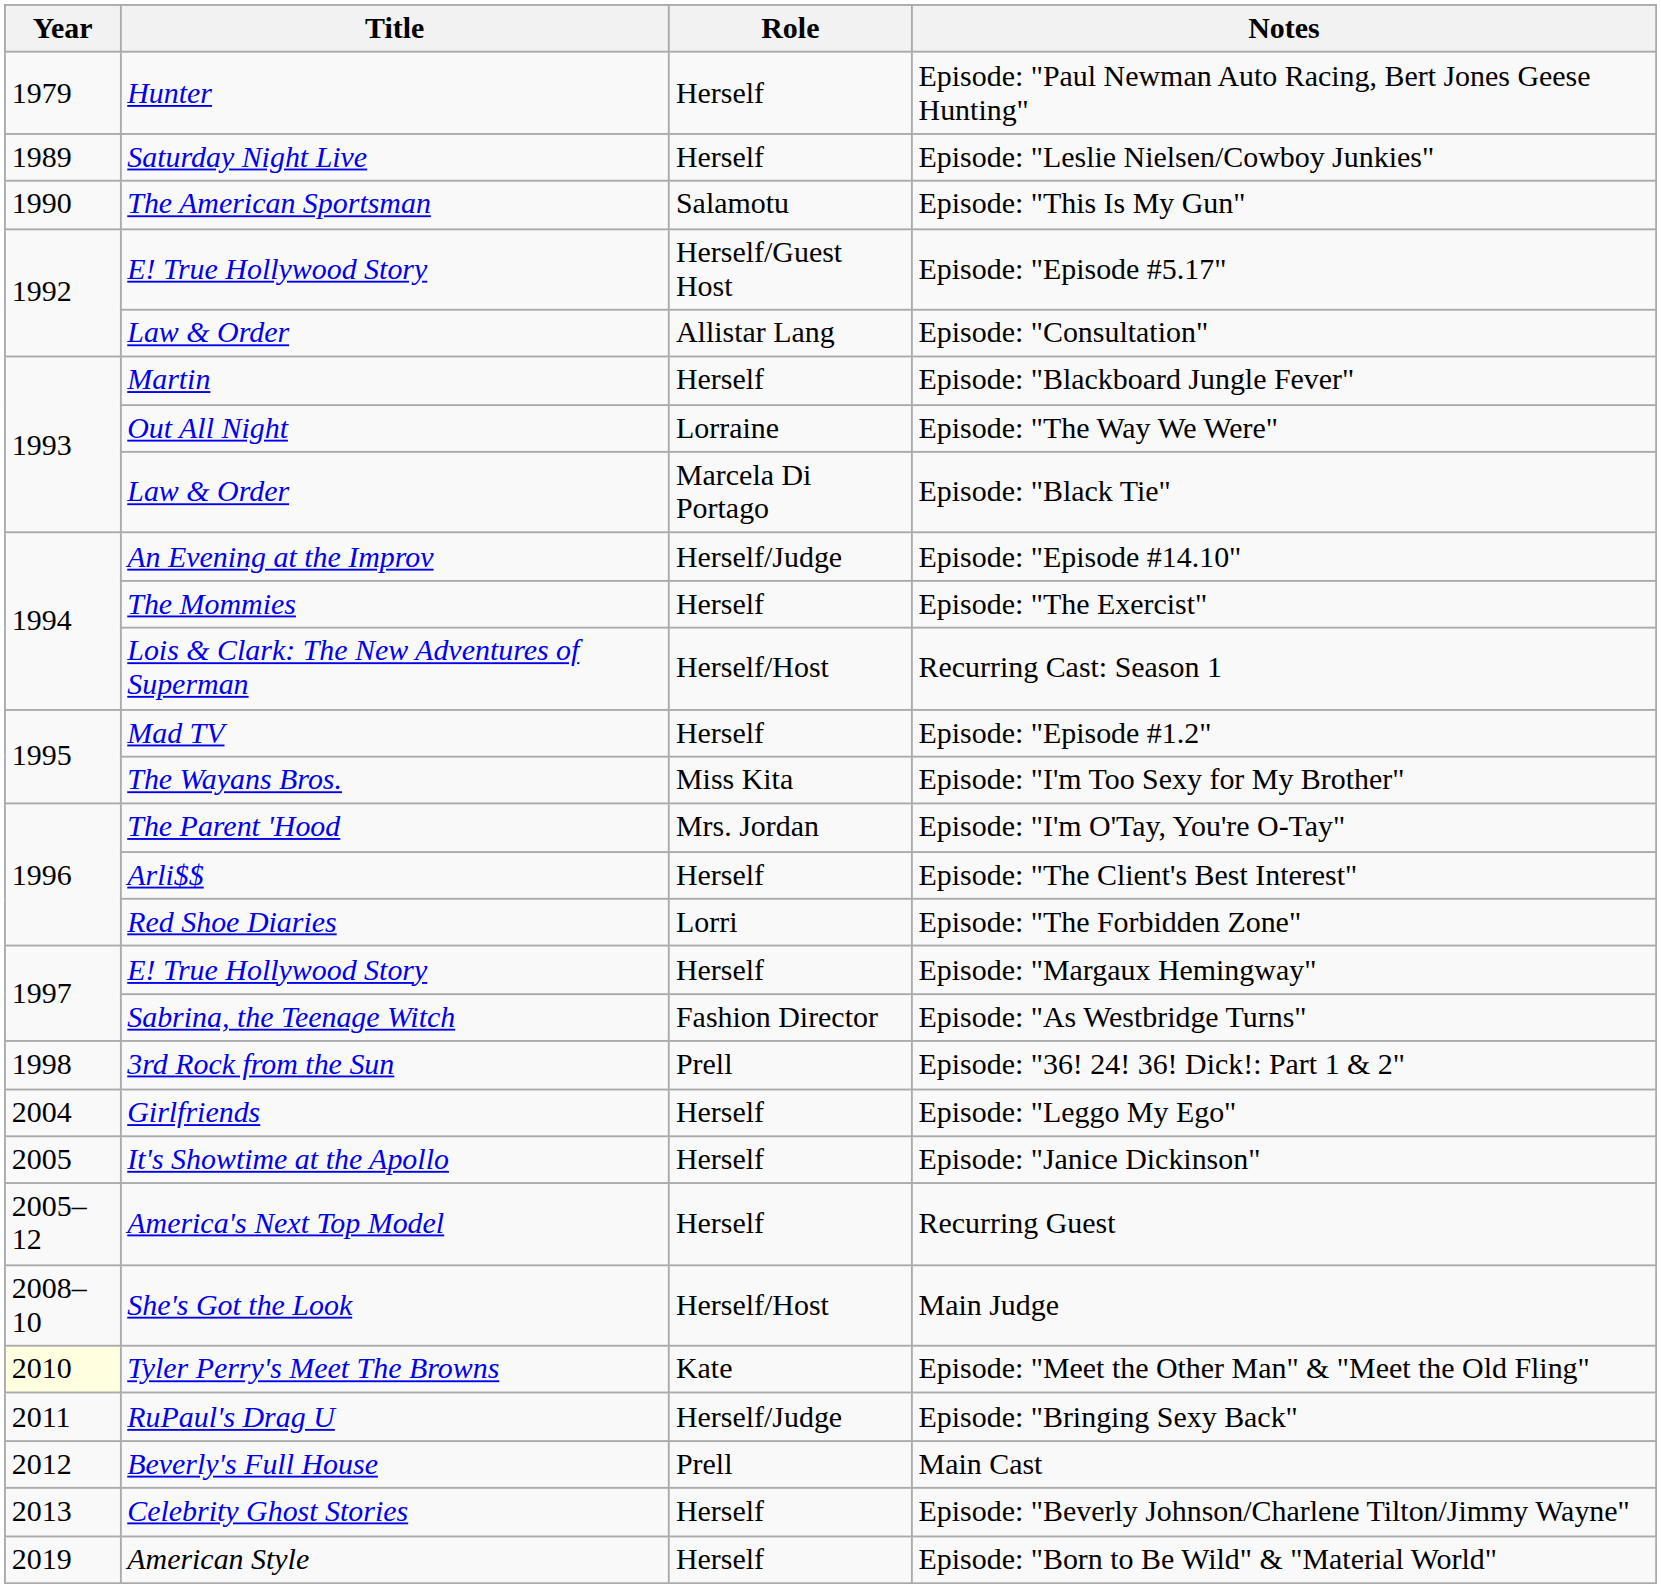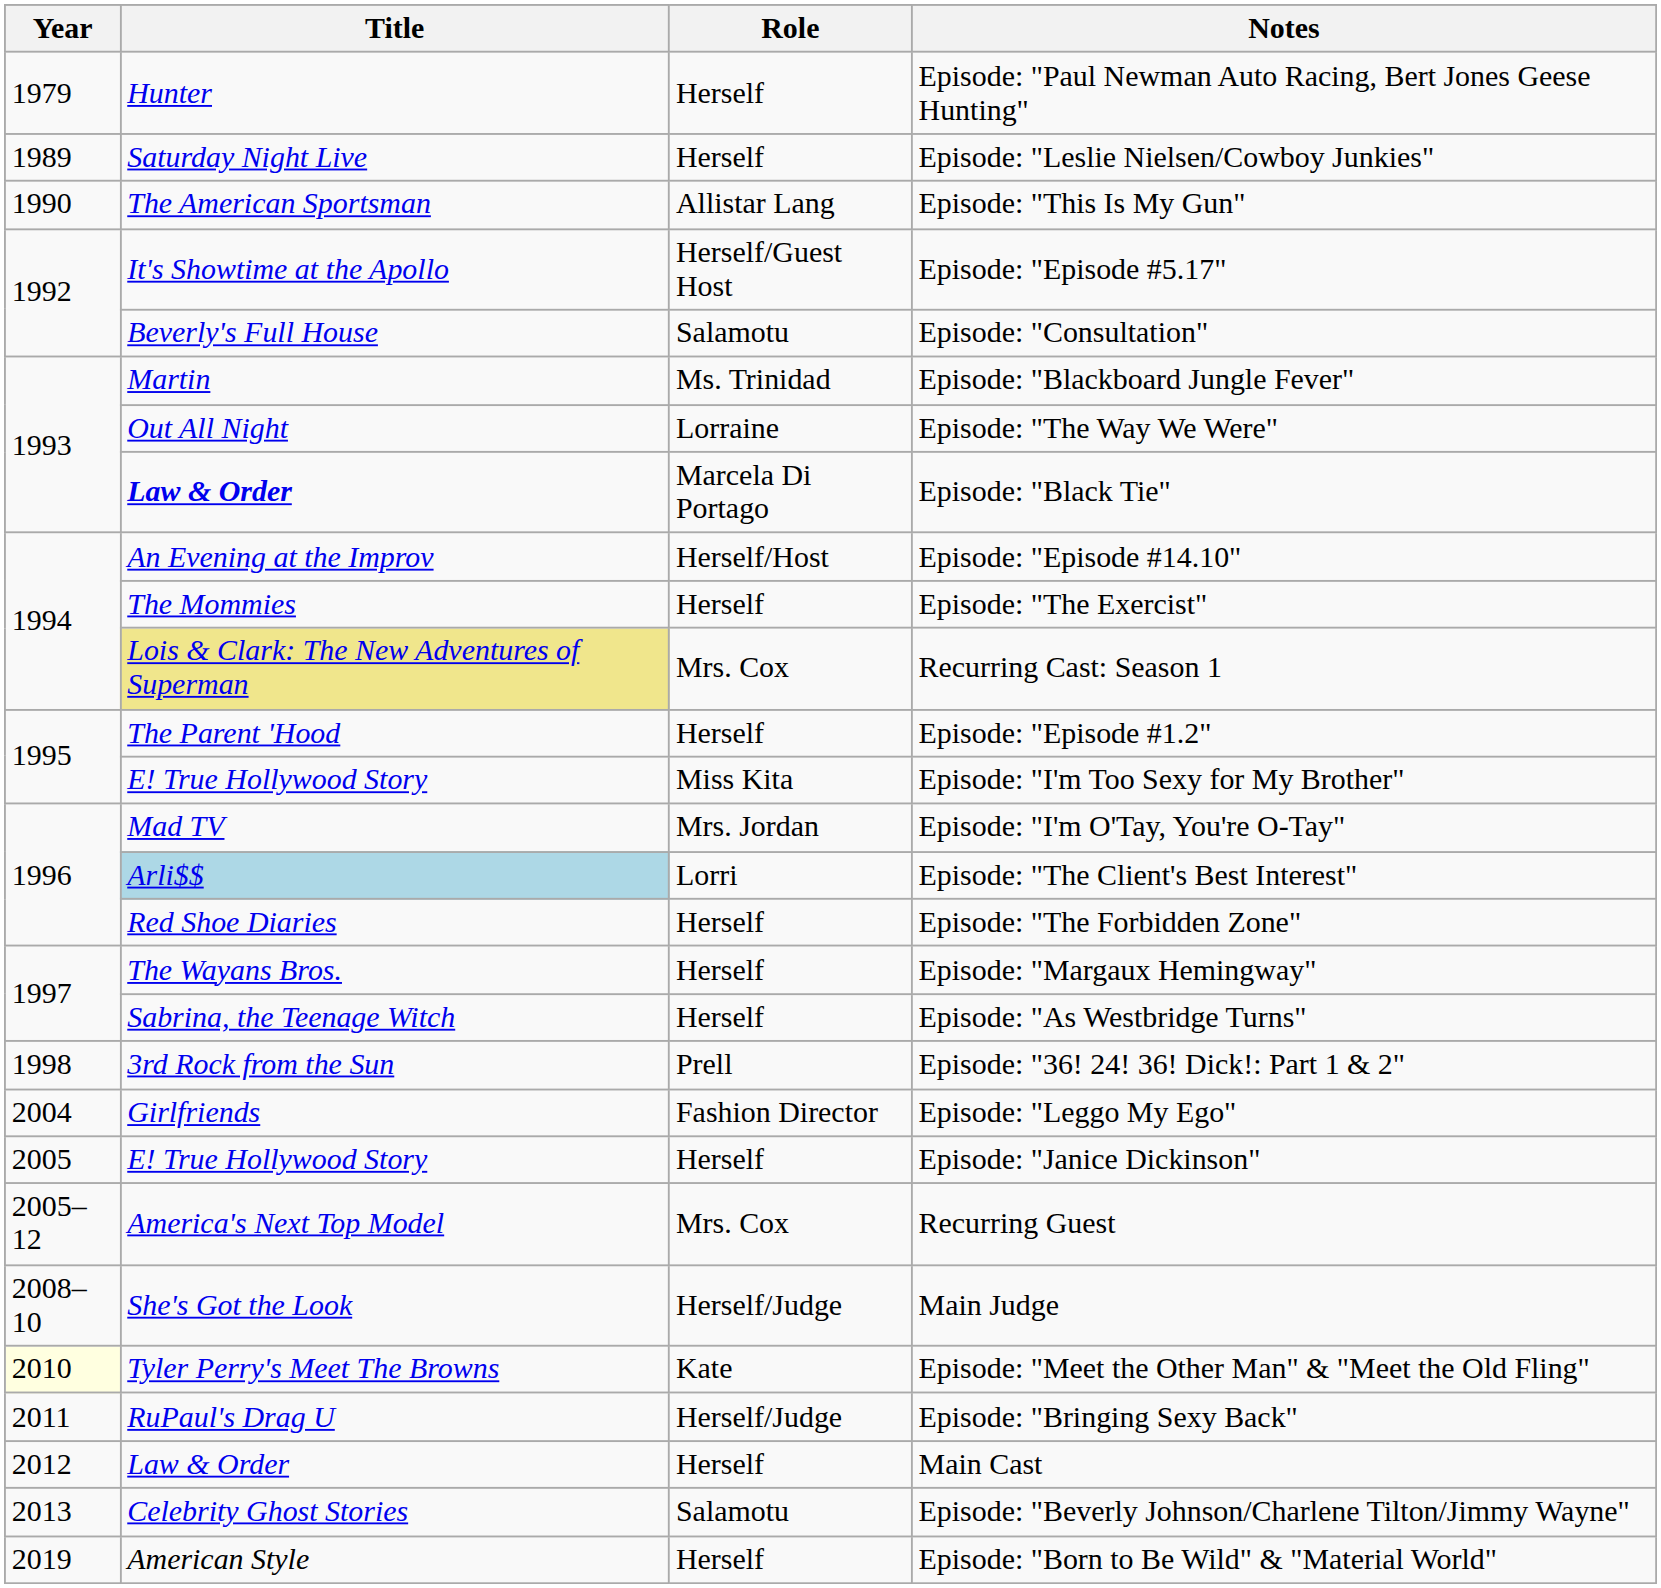(732, 204) Salamotu -> (755, 204) Allistar Lang
(277, 268) E! True Hollywood Story -> (288, 268) It's Showtime at the Apollo
(208, 332) Law & Order -> (253, 332) Beverly's Full House
(755, 332) Allistar Lang -> (732, 332) Salamotu
(720, 380) Herself -> (753, 380) Ms. Trinidad
(208, 491) normal -> (210, 491) bold
(759, 556) Herself/Judge -> (752, 556) Herself/Host
(353, 667) no background -> (353, 667) khaki background
(752, 667) Herself/Host -> (732, 667) Mrs. Cox
(176, 732) Mad TV -> (234, 732) The Parent 'Hood
(235, 779) The Wayans Bros. -> (277, 779) E! True Hollywood Story
(234, 827) The Parent 'Hood -> (176, 827) Mad TV
(165, 874) no background -> (165, 874) lightblue background
(720, 874) Herself -> (707, 874) Lorri
(707, 922) Lorri -> (720, 922) Herself
(277, 969) E! True Hollywood Story -> (235, 969) The Wayans Bros.
(777, 1016) Fashion Director -> (720, 1016) Herself
(720, 1111) Herself -> (777, 1111) Fashion Director
(288, 1159) It's Showtime at the Apollo -> (277, 1159) E! True Hollywood Story
(720, 1223) Herself -> (732, 1223) Mrs. Cox
(752, 1304) Herself/Host -> (759, 1304) Herself/Judge
(253, 1463) Beverly's Full House -> (208, 1463) Law & Order
(704, 1463) Prell -> (720, 1463) Herself
(720, 1511) Herself -> (732, 1511) Salamotu
